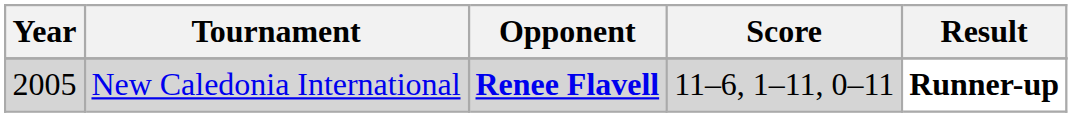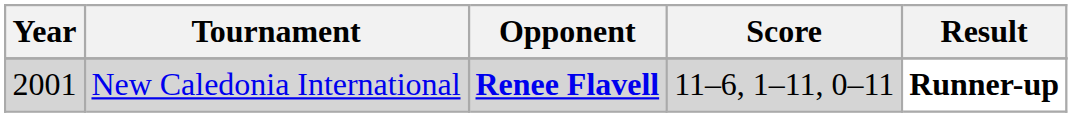(45, 83) 2005 -> (45, 83) 2001
